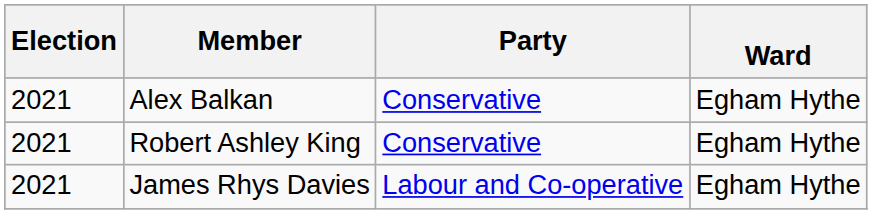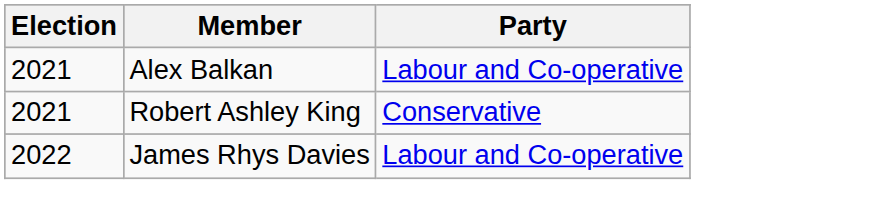- column: (778, 56)
(462, 99) Conservative -> (533, 69) Labour and Co-operative
(41, 186) 2021 -> (41, 155) 2022
